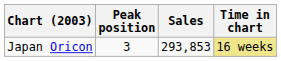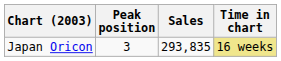(186, 47) 293,853 -> (186, 47) 293,835
